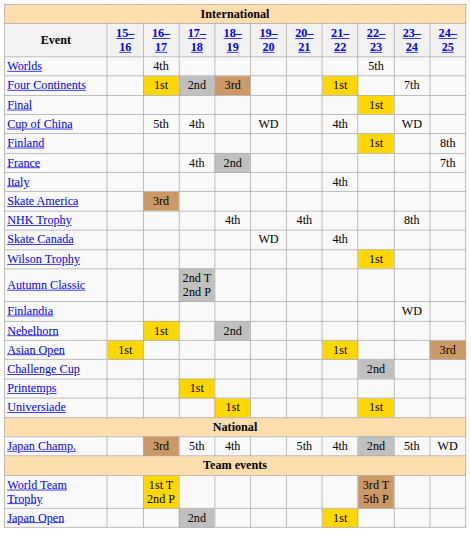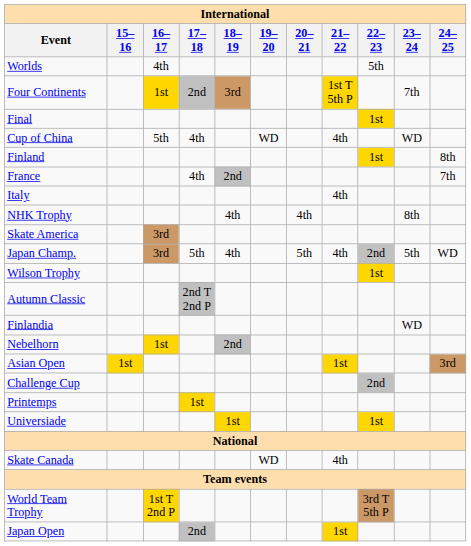(340, 85) 1st -> (340, 92) 1st T 5th P
rows swapped: (39, 220) <-> (43, 201)
rows swapped: (40, 239) <-> (42, 446)
